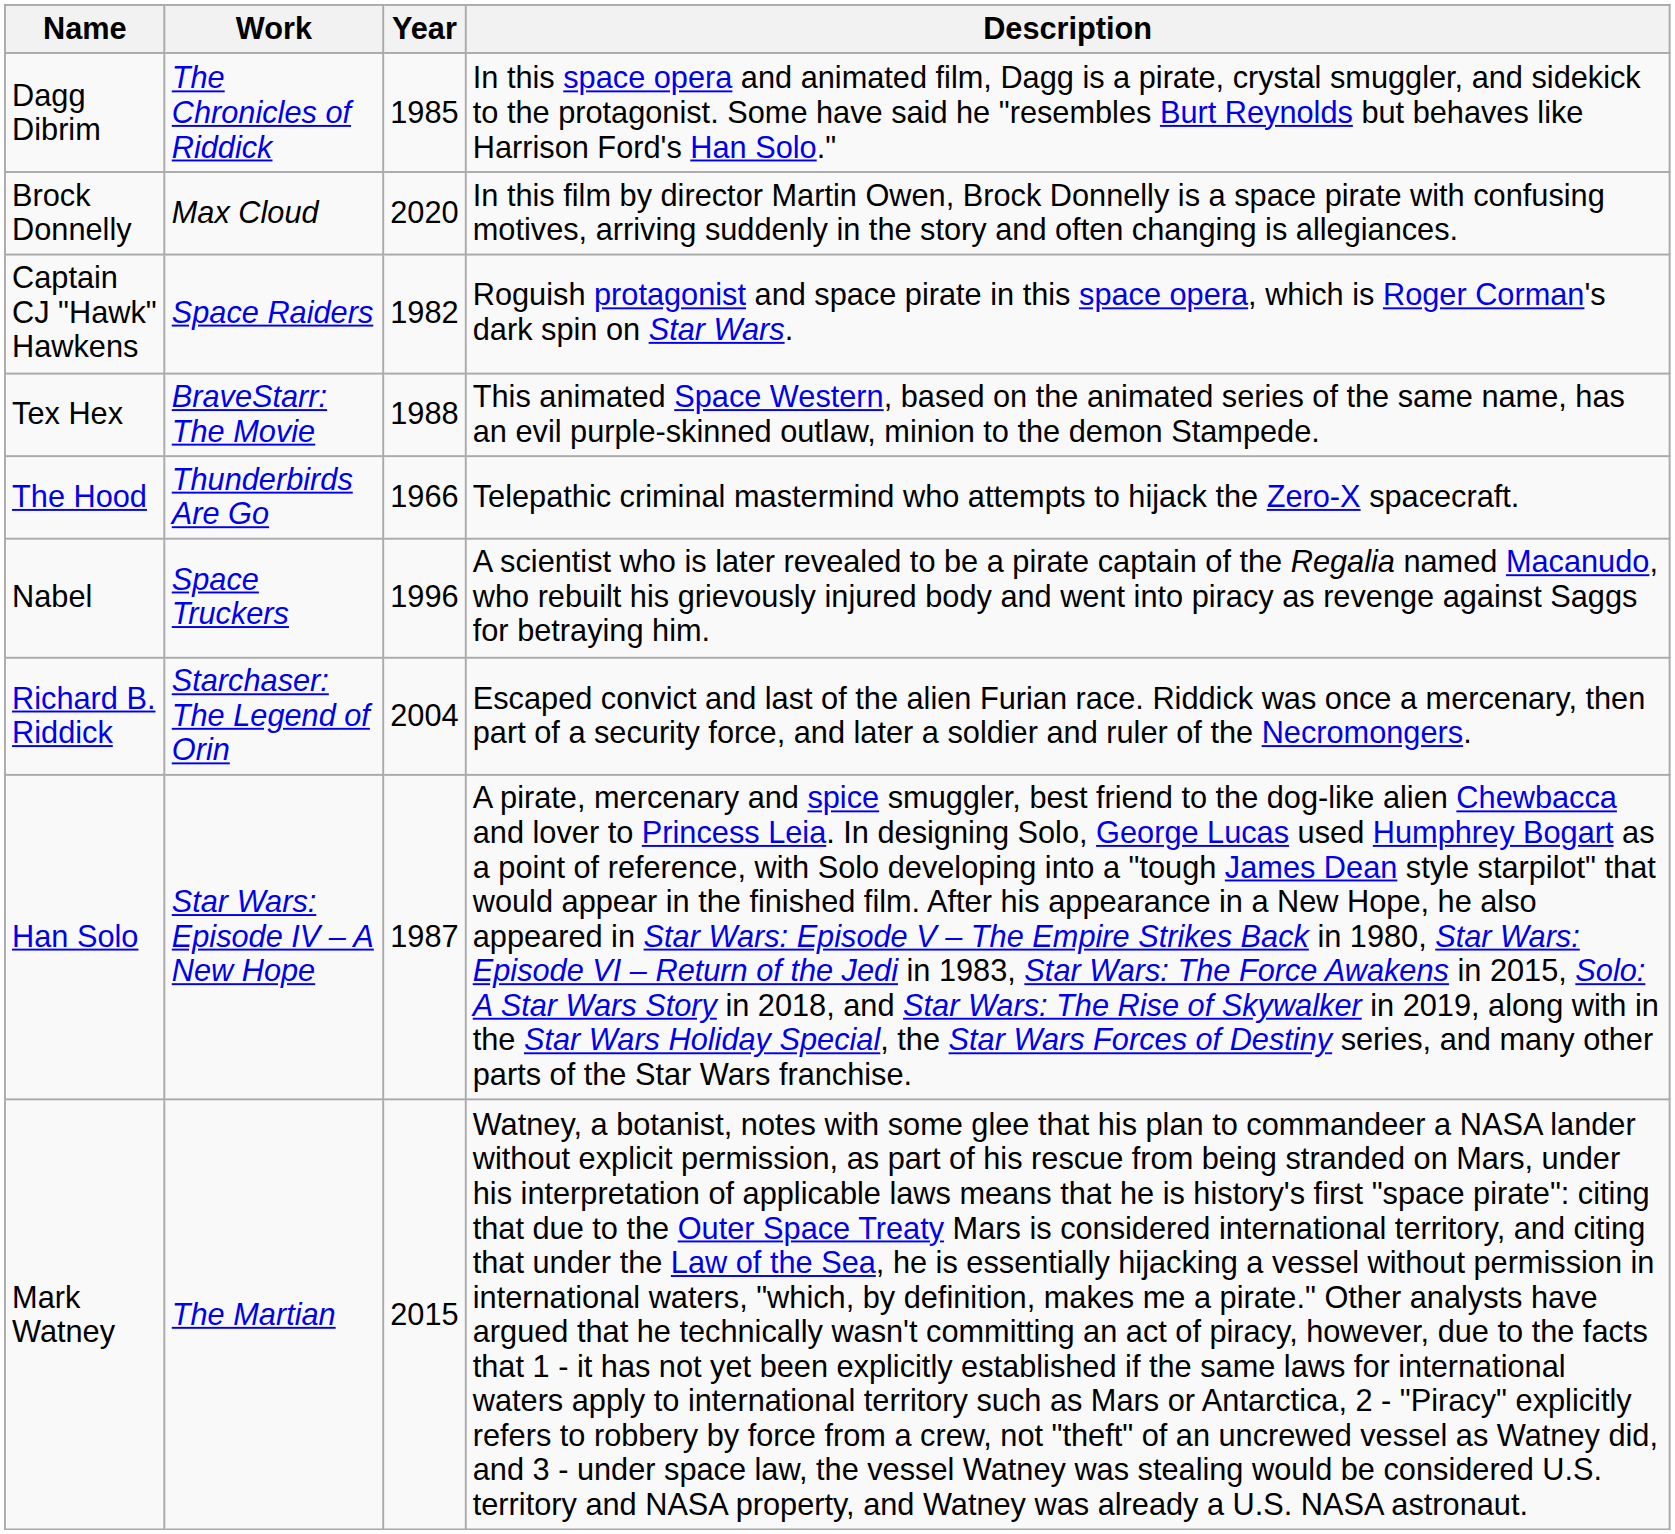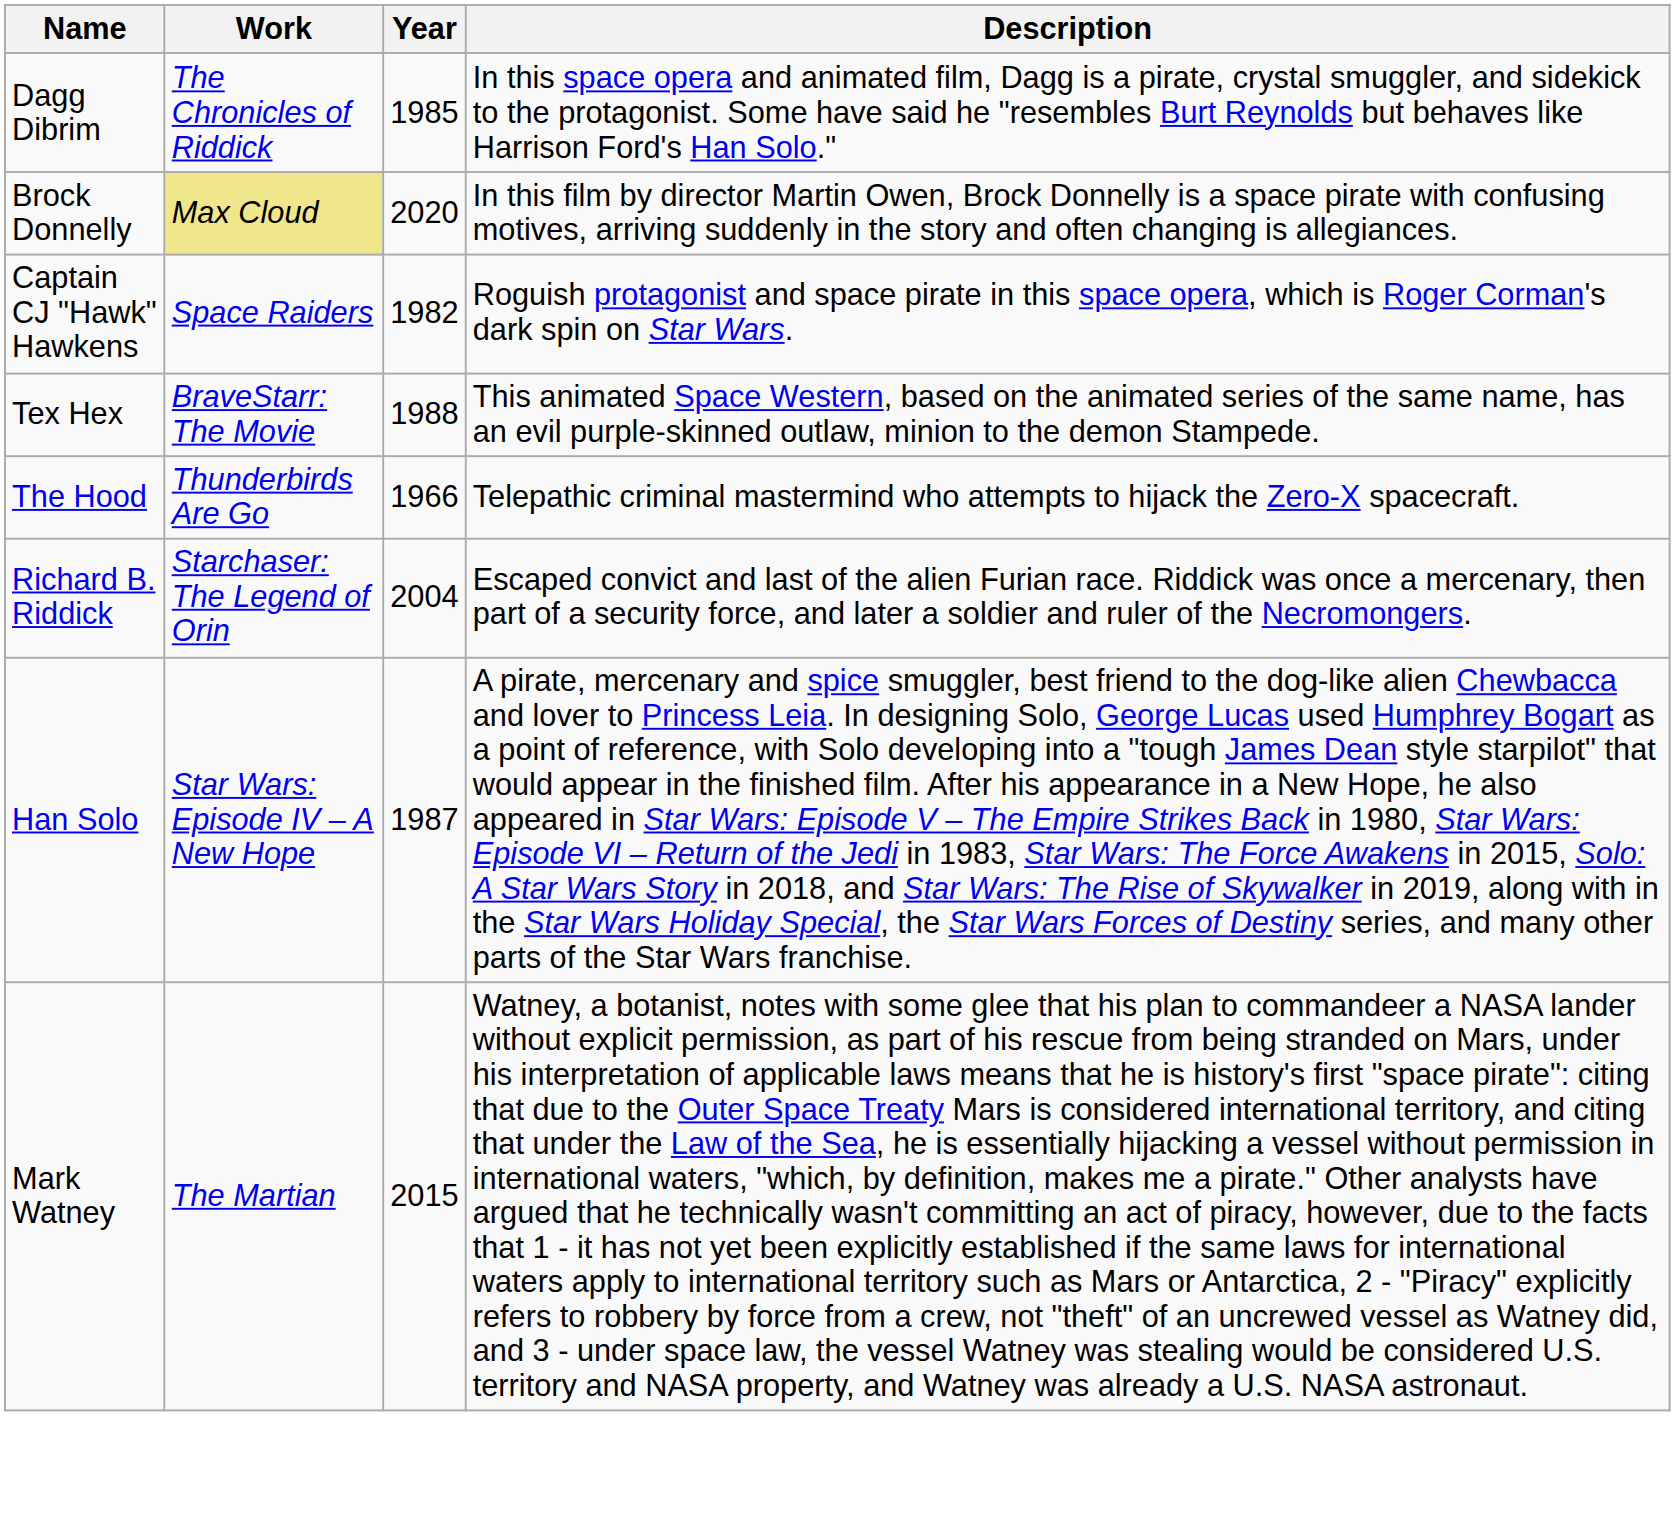(245, 212) no background -> (245, 212) khaki background
- row: (52, 597)
